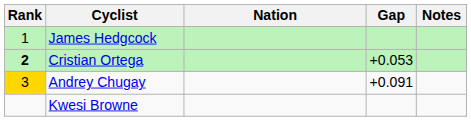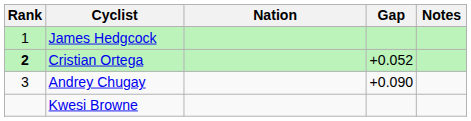(391, 60) +0.053 -> (391, 60) +0.052
(25, 82) gold background -> (25, 82) no background
(391, 82) +0.091 -> (391, 82) +0.090
